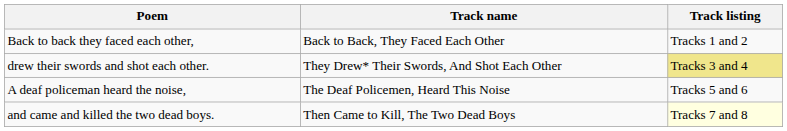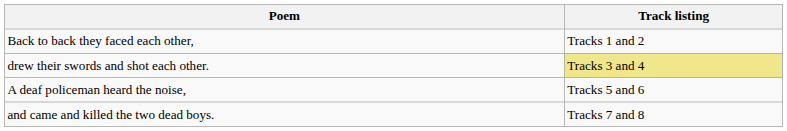- column: (484, 16)
(709, 114) lightyellow background -> (606, 114) no background
